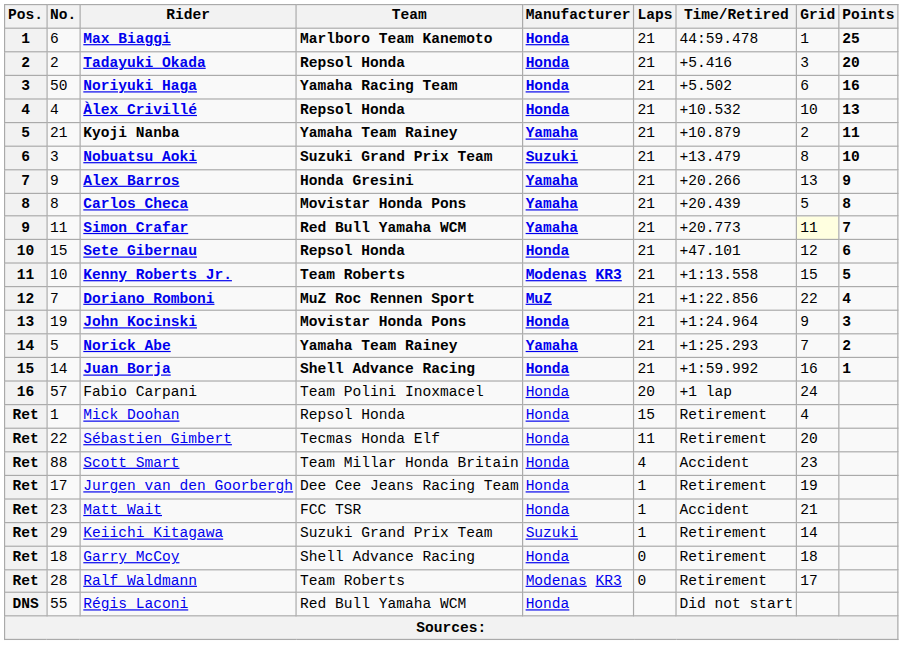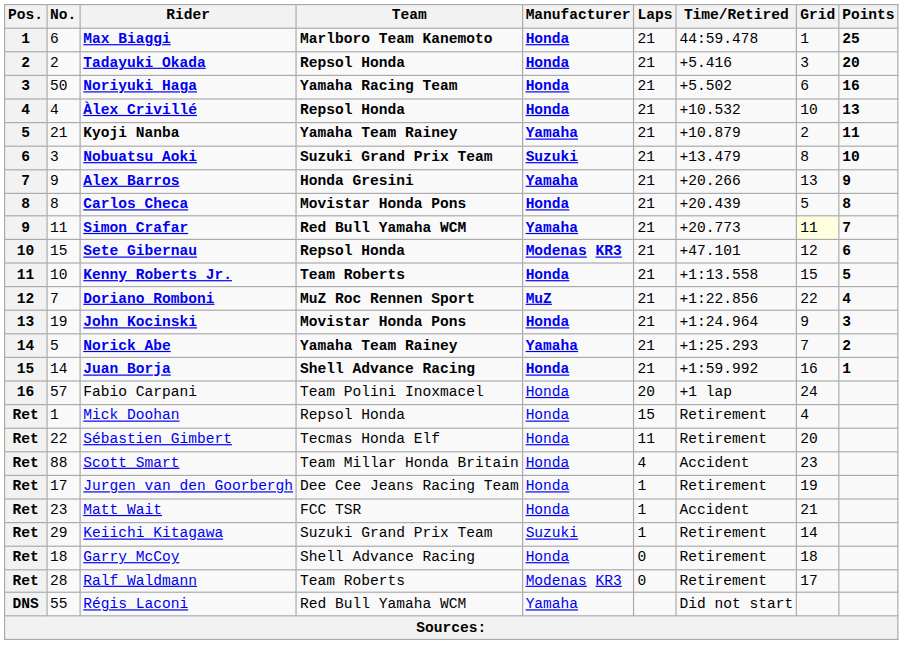(552, 205) Yamaha -> (547, 205) Honda
(547, 252) Honda -> (574, 252) Modenas KR3
(574, 275) Modenas KR3 -> (547, 275) Honda
(547, 605) Honda -> (552, 605) Yamaha
